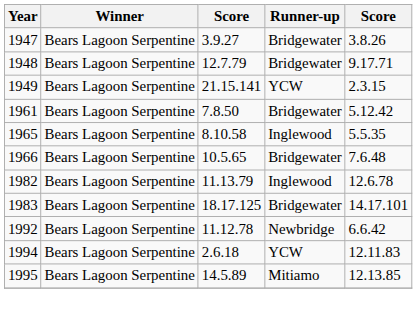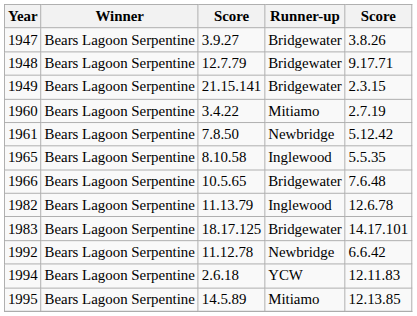(286, 87) YCW -> (305, 87) Bridgewater
+ row: (23, 110)
(305, 110) Bridgewater -> (301, 134) Newbridge
